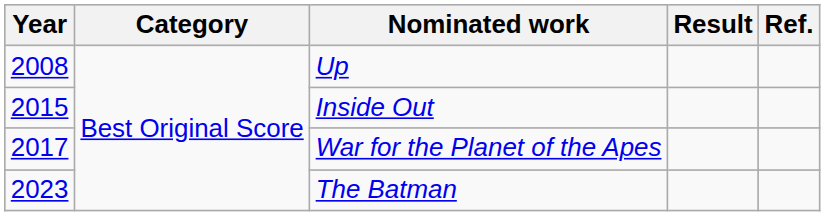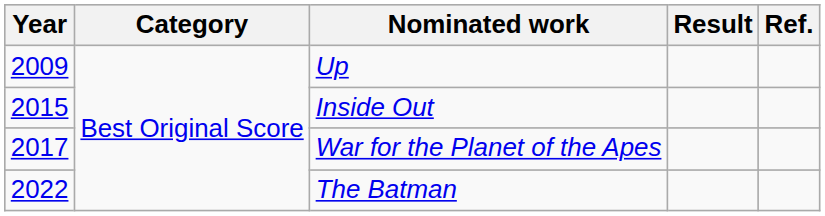(40, 66) 2008 -> (40, 66) 2009
(40, 189) 2023 -> (40, 189) 2022
